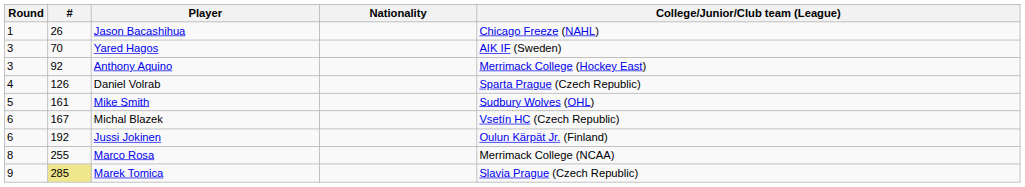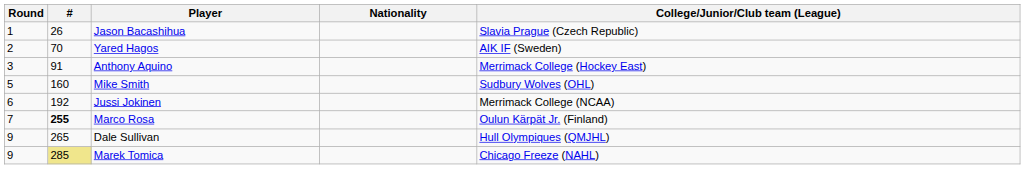(539, 31) Chicago Freeze (NAHL) -> (559, 31) Slavia Prague (Czech Republic)
(10, 48) 3 -> (10, 48) 2
(57, 66) 92 -> (57, 66) 91
- row: (127, 84)
(60, 102) 161 -> (60, 84) 160
- row: (128, 119)
(544, 137) Oulun Kärpät Jr. (Finland) -> (547, 102) Merrimack College (NCAA)
(10, 155) 8 -> (10, 119) 7
(60, 155) normal -> (60, 119) bold
(547, 155) Merrimack College (NCAA) -> (544, 119) Oulun Kärpät Jr. (Finland)
+ row: (127, 137)
(559, 173) Slavia Prague (Czech Republic) -> (539, 155) Chicago Freeze (NAHL)
